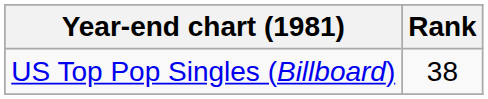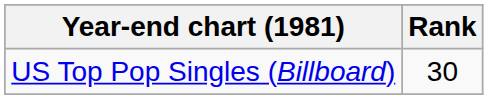(442, 71) 38 -> (442, 71) 30
